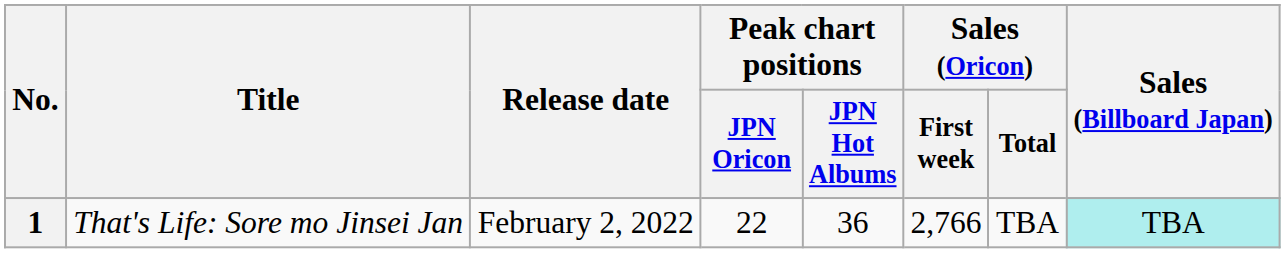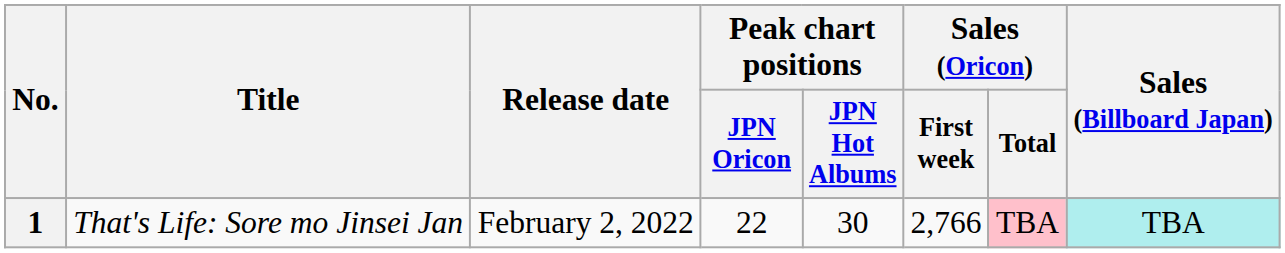(853, 221) 36 -> (853, 221) 30
(1028, 221) no background -> (1028, 221) pink background
